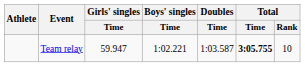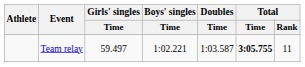(114, 48) 59.947 -> (114, 48) 59.497
(287, 48) 10 -> (287, 48) 11
